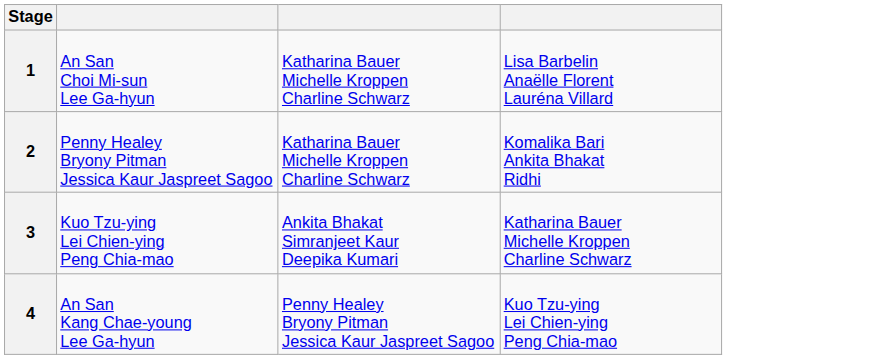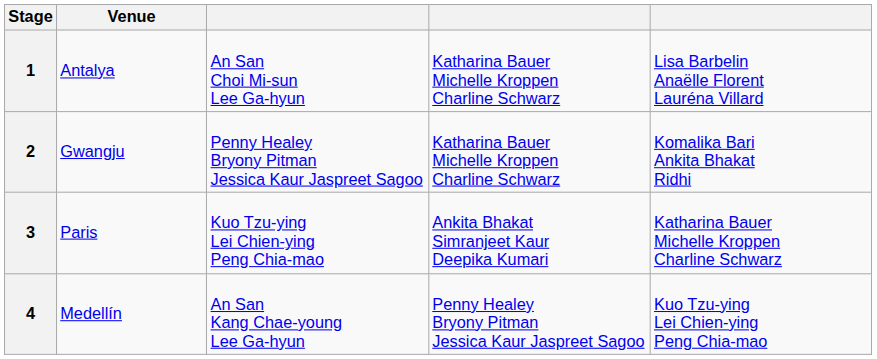+ column: (132, 17)
